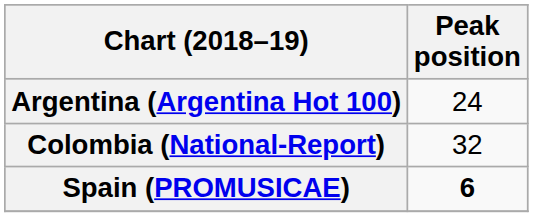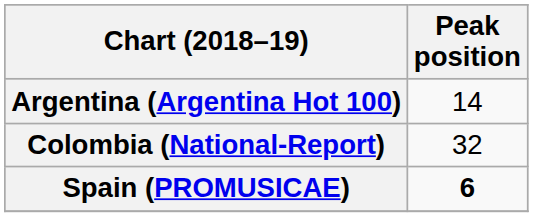(467, 100) 24 -> (467, 100) 14
